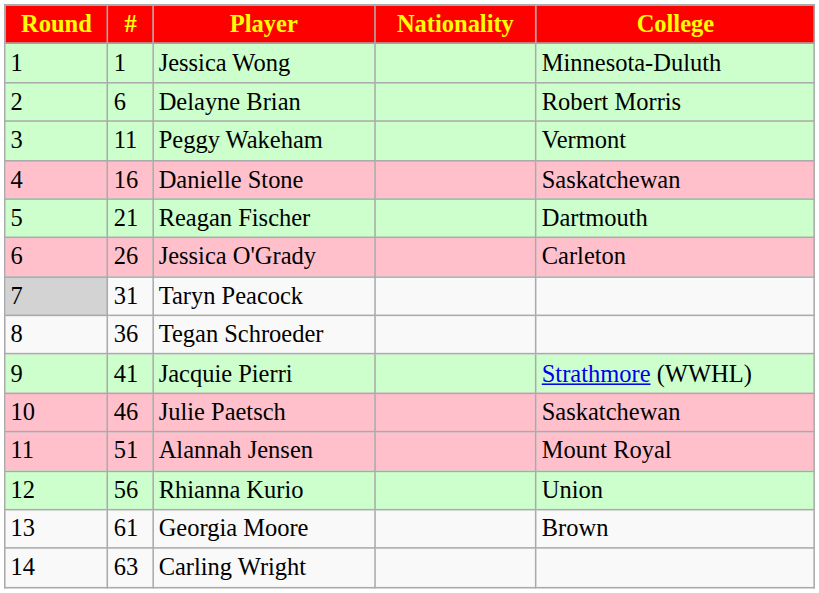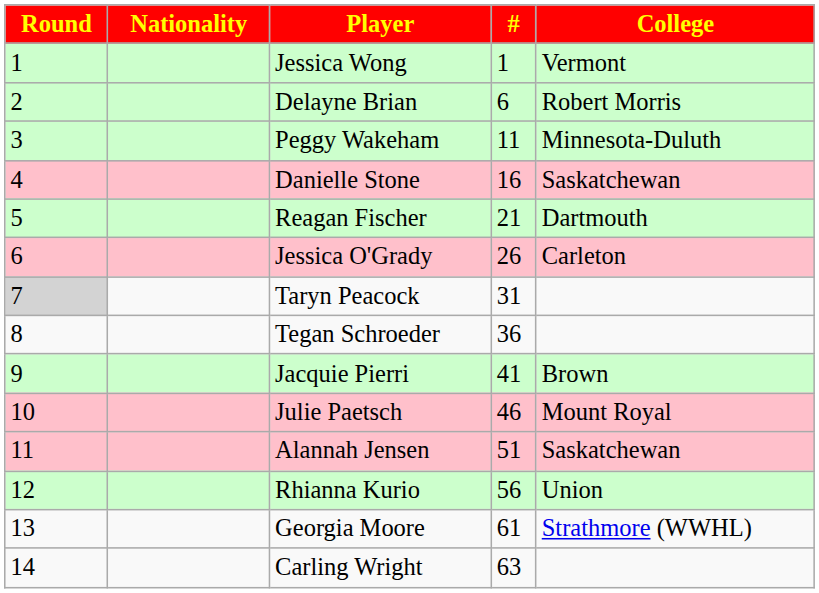columns swapped: (131, 23) <-> (455, 23)
(632, 62) Minnesota-Duluth -> (584, 62) Vermont
(584, 140) Vermont -> (632, 140) Minnesota-Duluth
(647, 373) Strathmore (WWHL) -> (575, 373) Brown
(611, 412) Saskatchewan -> (607, 412) Mount Royal
(607, 450) Mount Royal -> (611, 450) Saskatchewan
(575, 528) Brown -> (647, 528) Strathmore (WWHL)
